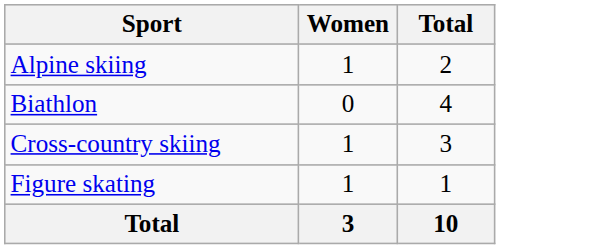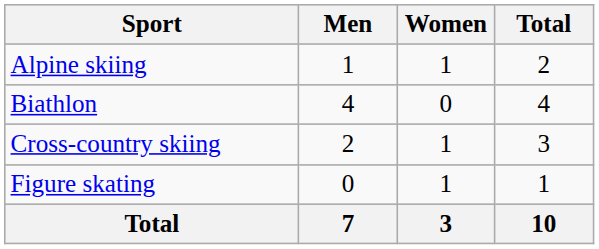+ column: (348, 24)
